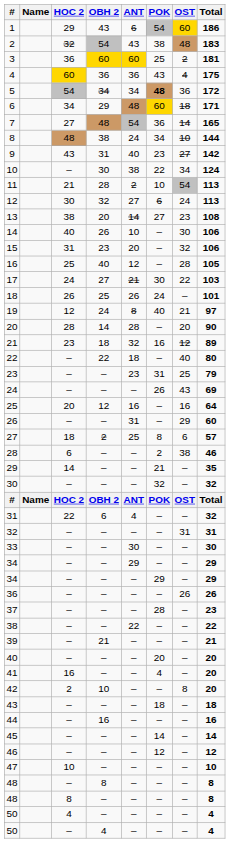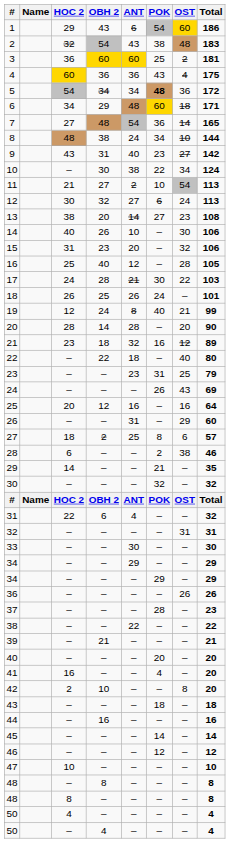(104, 185) 28 -> (104, 185) 27
(104, 279) 27 -> (104, 279) 28
(211, 311) 97 -> (211, 311) 99
